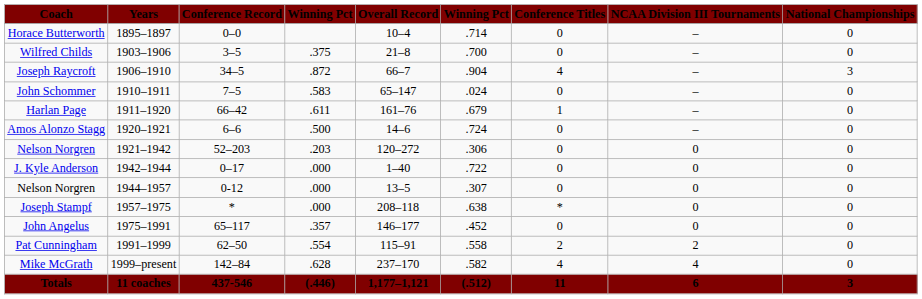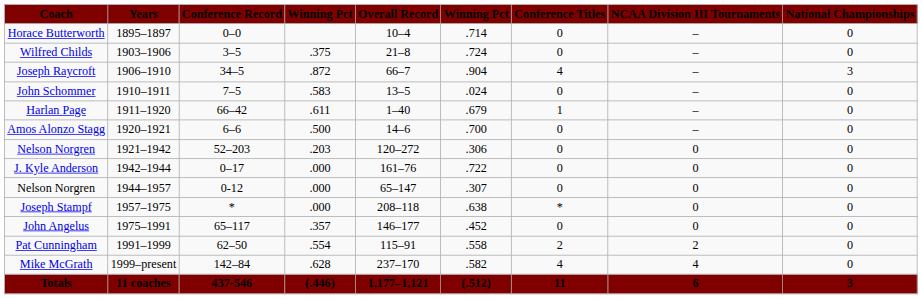(476, 52) .700 -> (476, 52) .724
(398, 91) 65–147 -> (398, 91) 13–5
(398, 110) 161–76 -> (398, 110) 1–40
(476, 129) .724 -> (476, 129) .700
(398, 168) 1–40 -> (398, 168) 161–76
(398, 187) 13–5 -> (398, 187) 65–147
